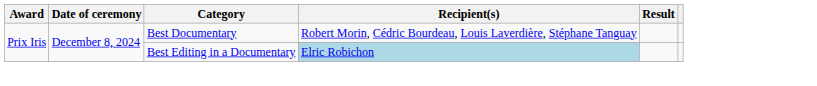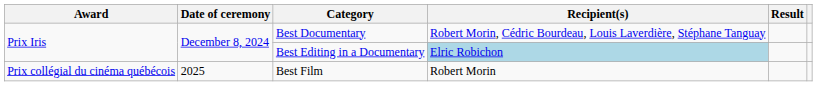+ row: (299, 71)
